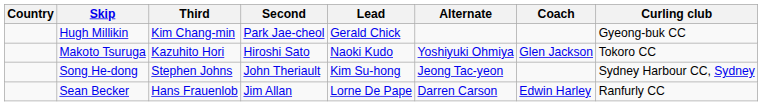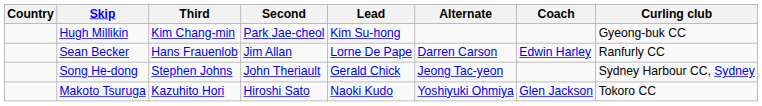(365, 33) Gerald Chick -> (365, 33) Kim Su-hong
rows swapped: (103, 52) <-> (94, 91)
(365, 71) Kim Su-hong -> (365, 71) Gerald Chick
